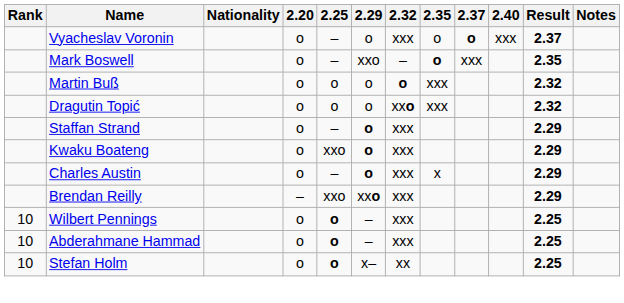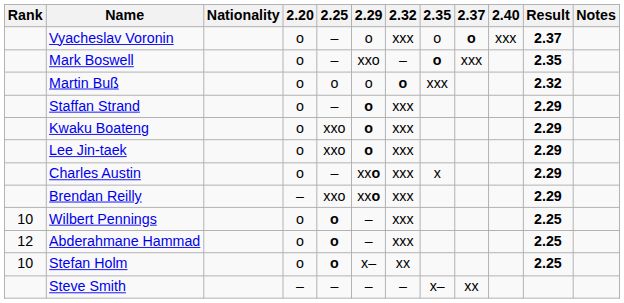- row: (94, 106)
+ row: (88, 151)
(369, 173) o -> (369, 173) xxo
(25, 241) 10 -> (25, 241) 12
+ row: (88, 286)
